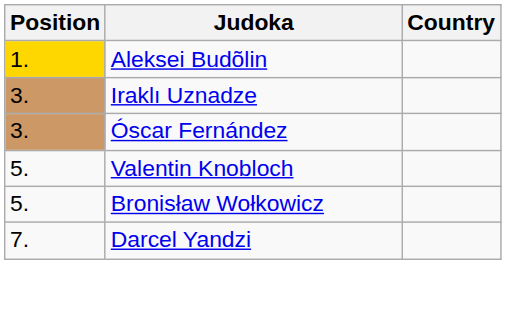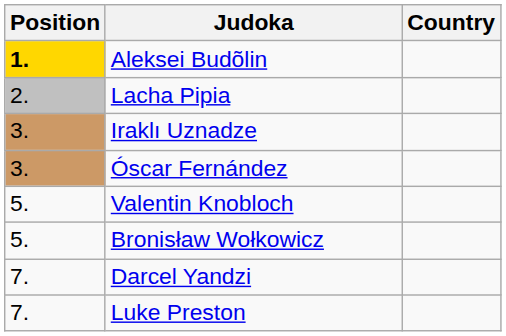(20, 58) normal -> (20, 58) bold
+ row: (171, 95)
+ row: (178, 312)
